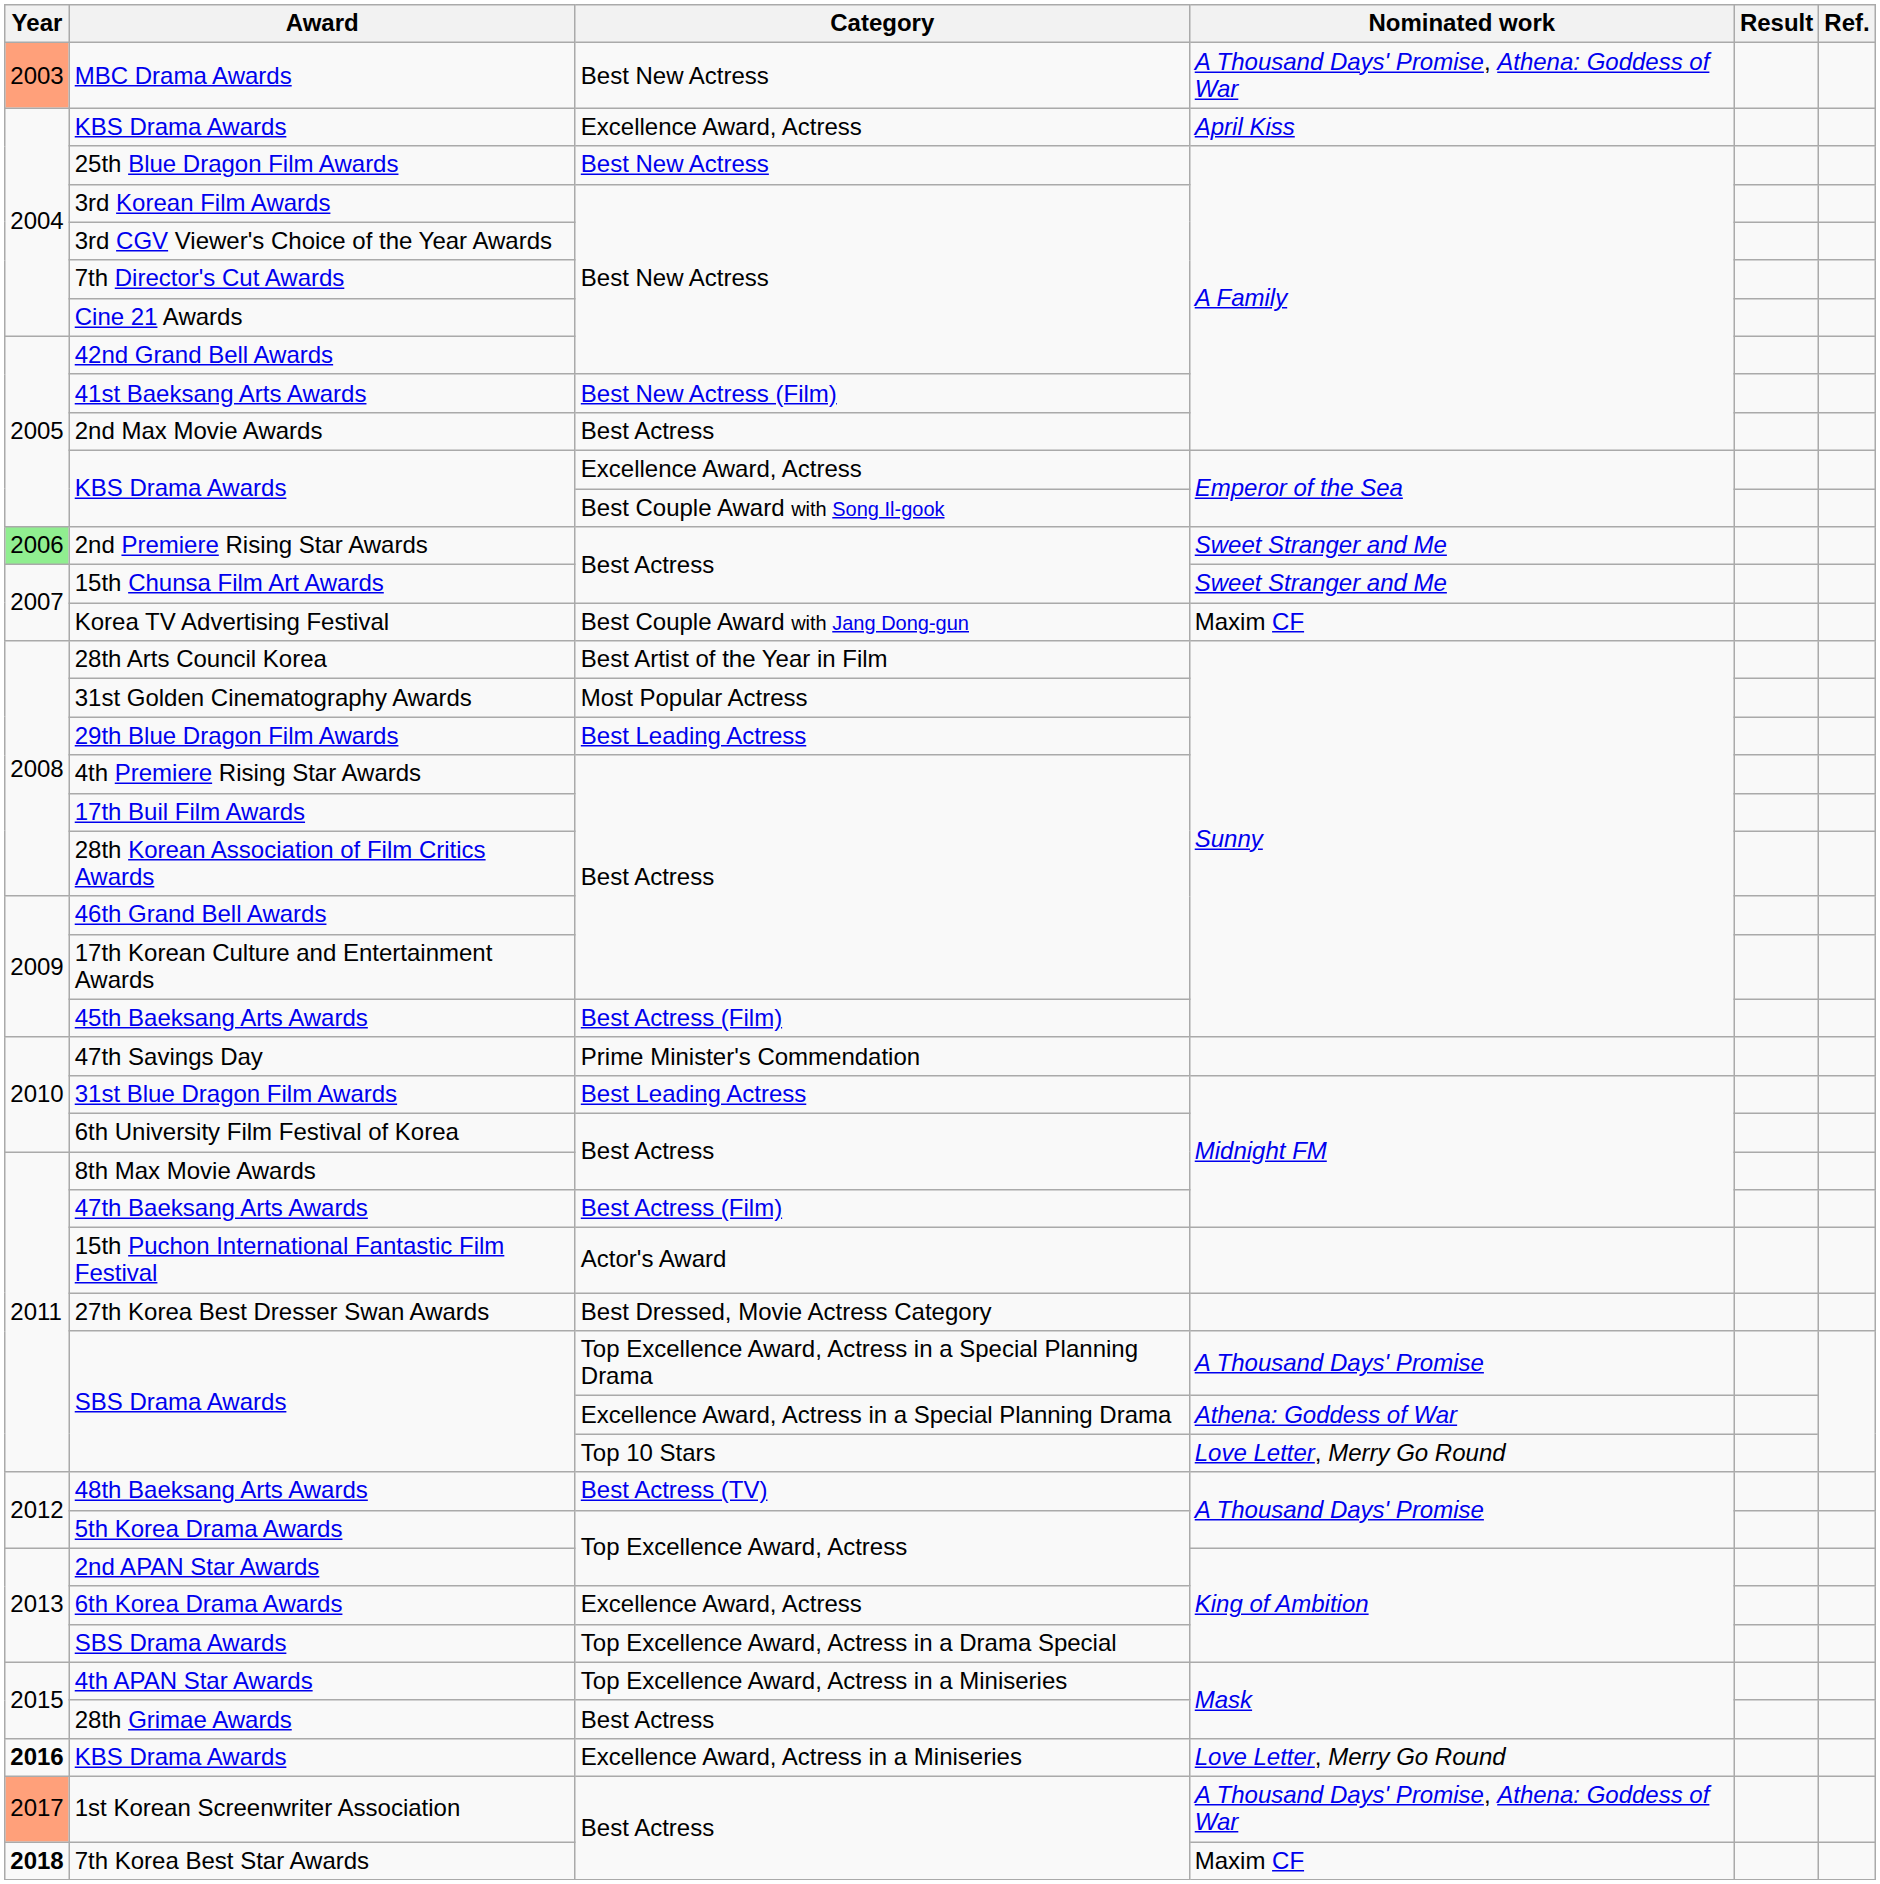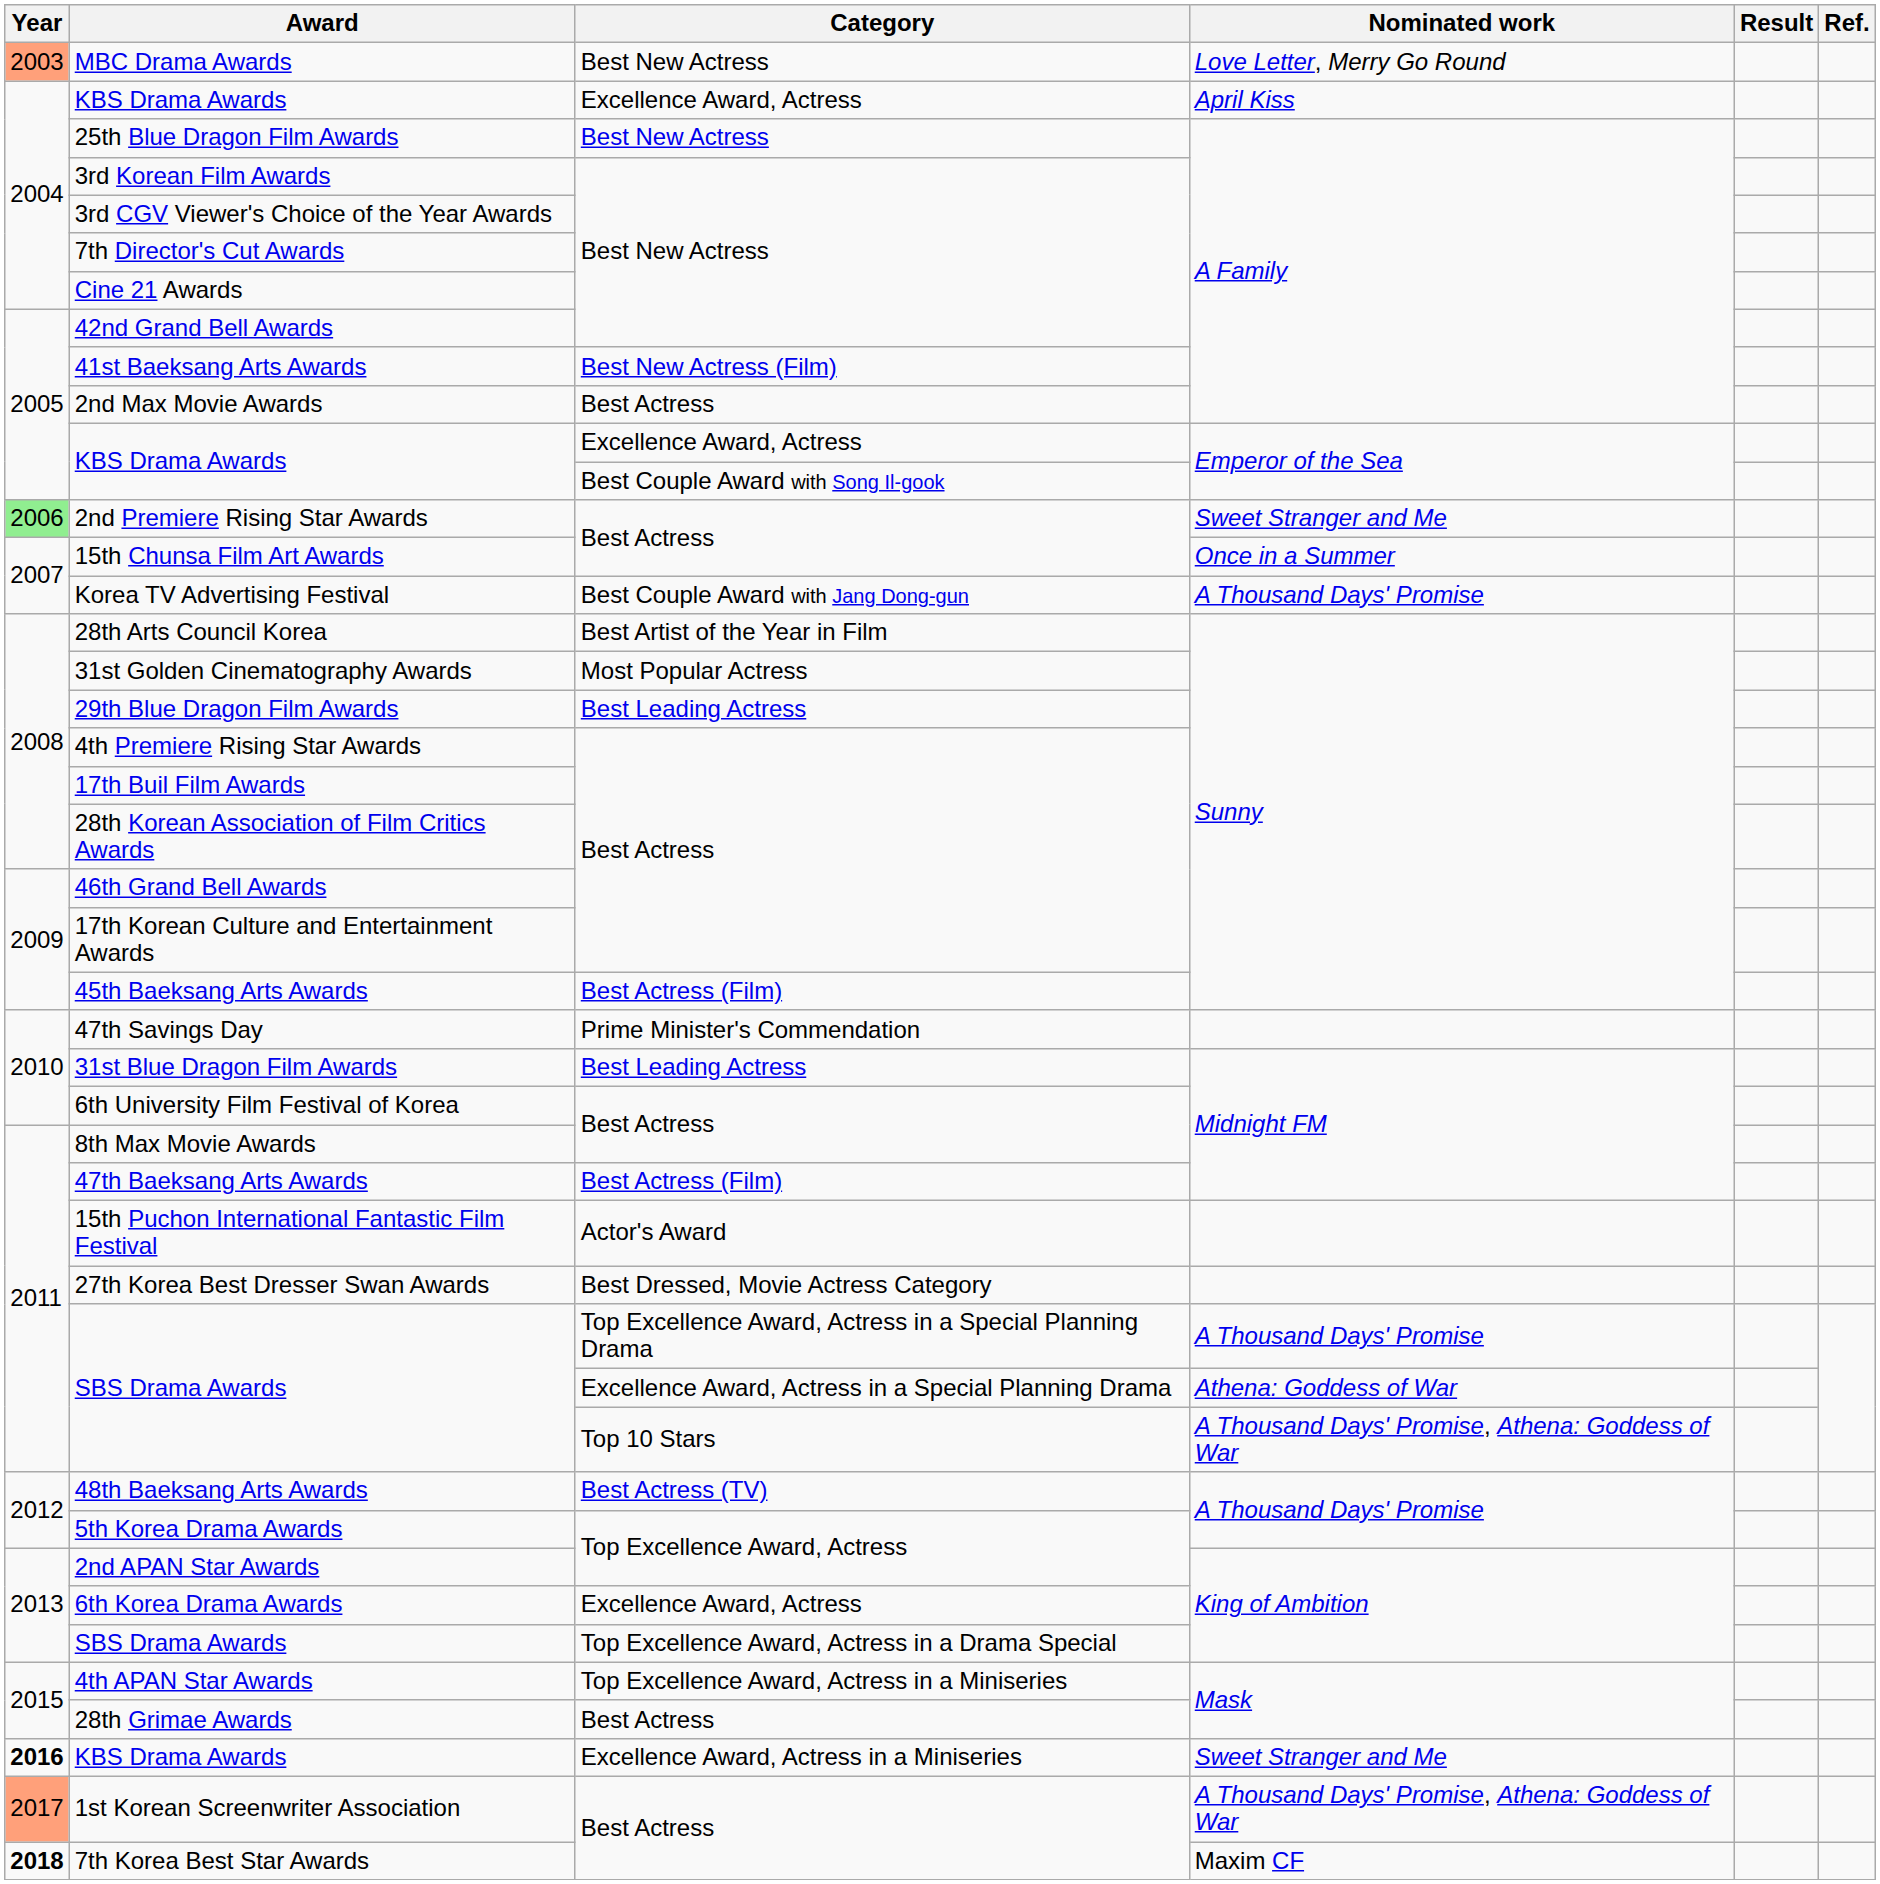(1452, 75) A Thousand Days' Promise, Athena: Goddess of War -> (1350, 61) Love Letter, Merry Go Round
(1321, 583) Sweet Stranger and Me -> (1295, 556) Once in a Summer
(1249, 621) Maxim CF -> (1339, 594) A Thousand Days' Promise
(1350, 1452) Love Letter, Merry Go Round -> (1452, 1439) A Thousand Days' Promise, Athena: Goddess of War
(1350, 1757) Love Letter, Merry Go Round -> (1321, 1757) Sweet Stranger and Me
